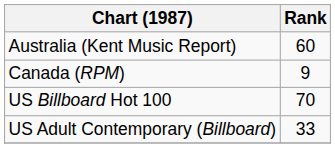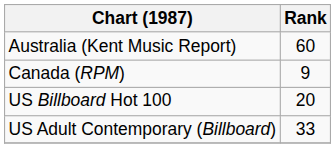(305, 101) 70 -> (305, 101) 20
